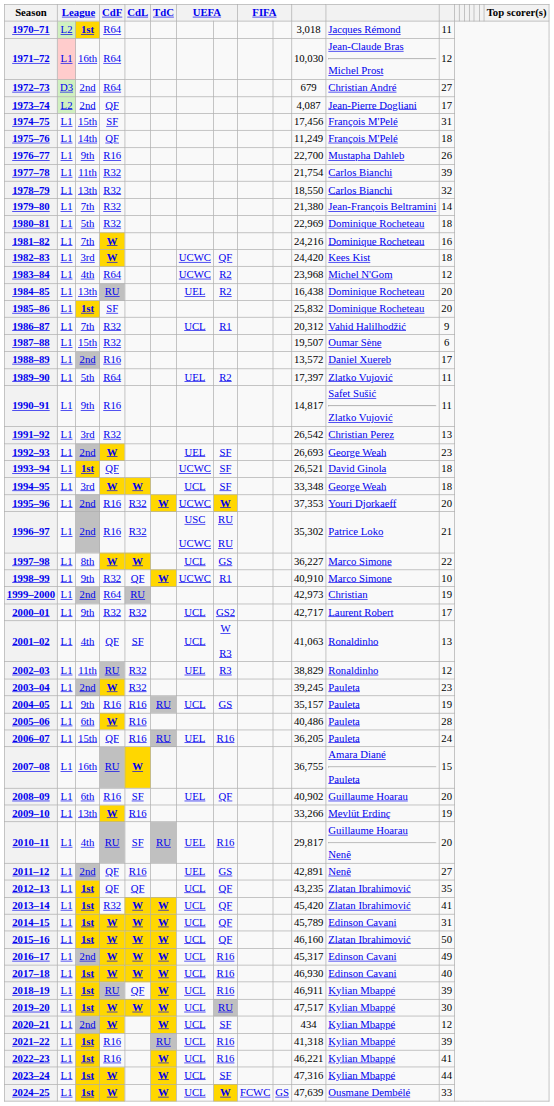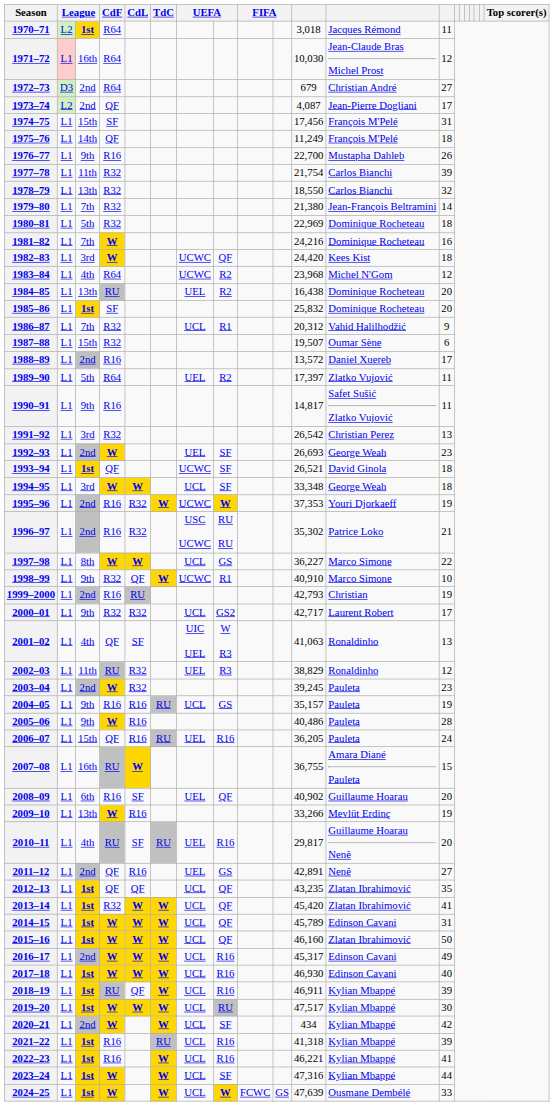(447, 503) 20 -> (447, 503) 19
(112, 595) R64 -> (112, 595) R16
(309, 595) 42,973 -> (309, 595) 42,793
(195, 641) UCL -> (195, 641) UIC UEL
(88, 721) 6th -> (88, 721) 9th
(447, 1024) 12 -> (447, 1024) 42
